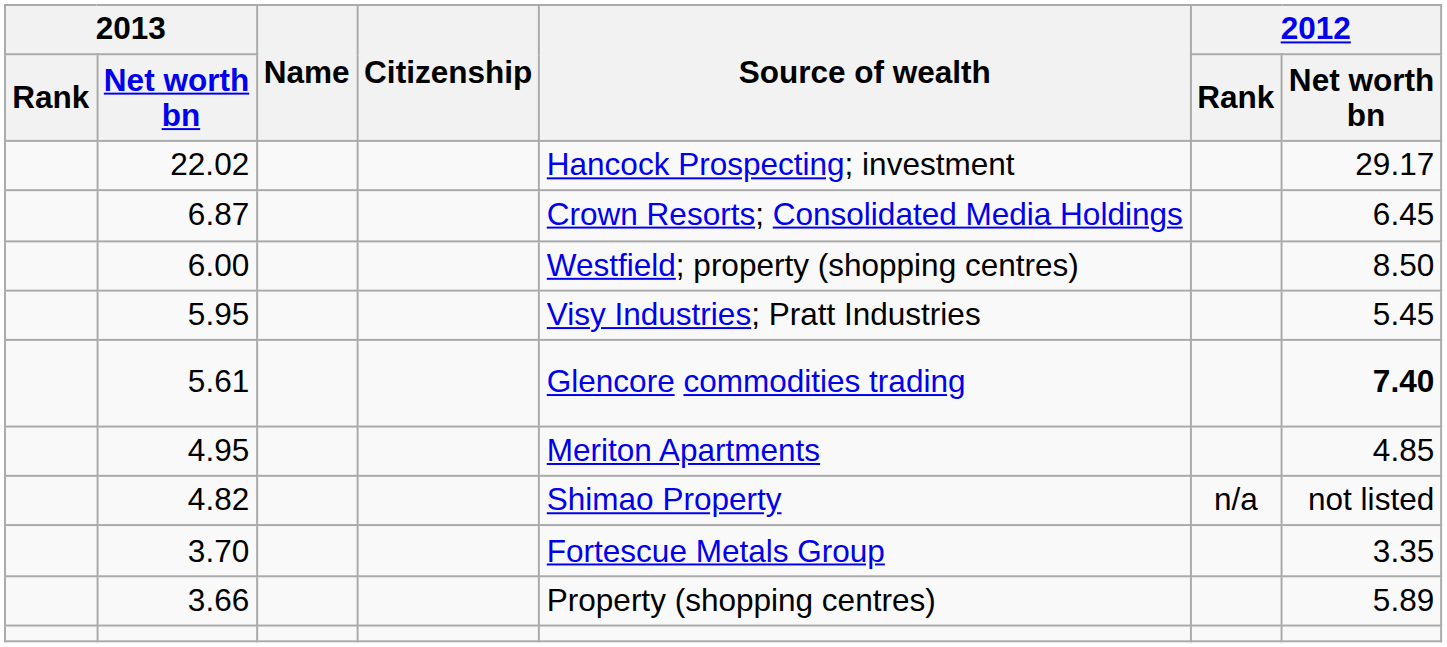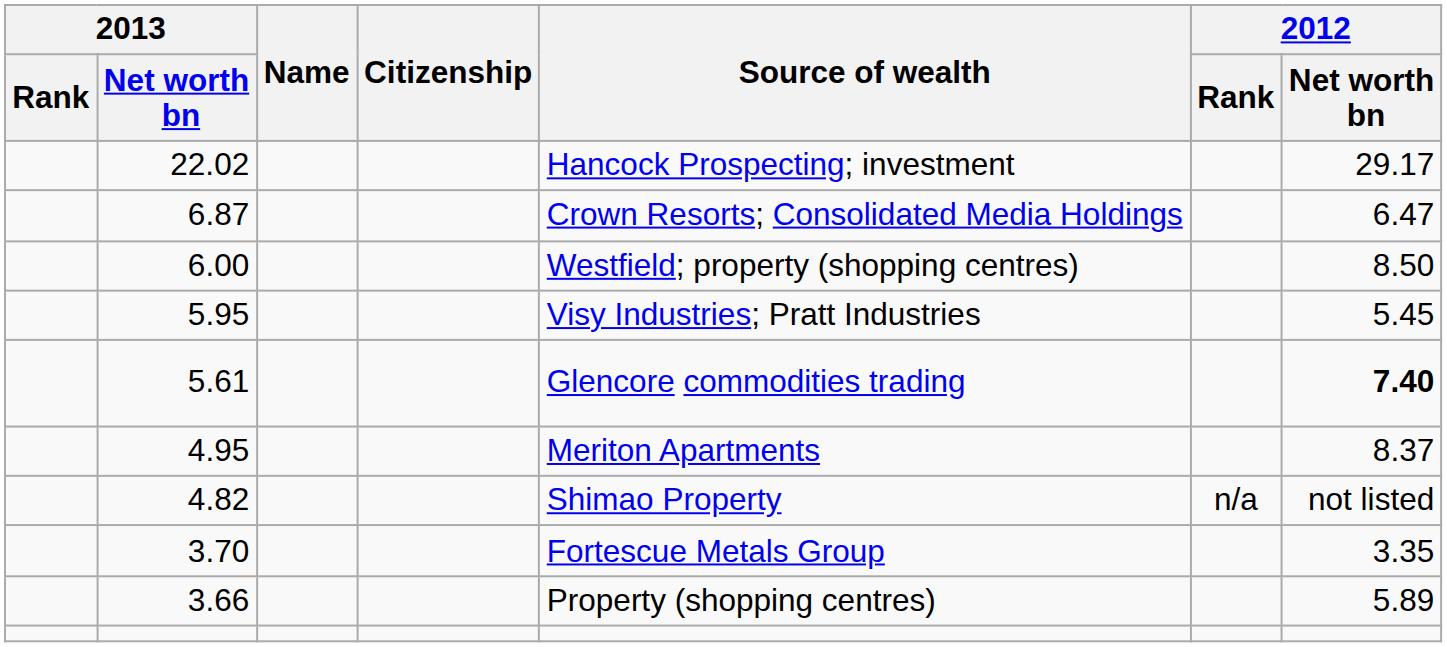(1404, 214) 6.45 -> (1404, 214) 6.47
(1404, 450) 4.85 -> (1404, 450) 8.37
